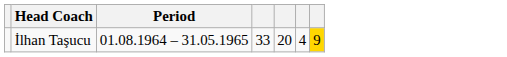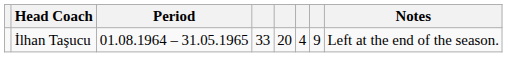+ column: (413, 16)
(317, 39) gold background -> (317, 39) no background
